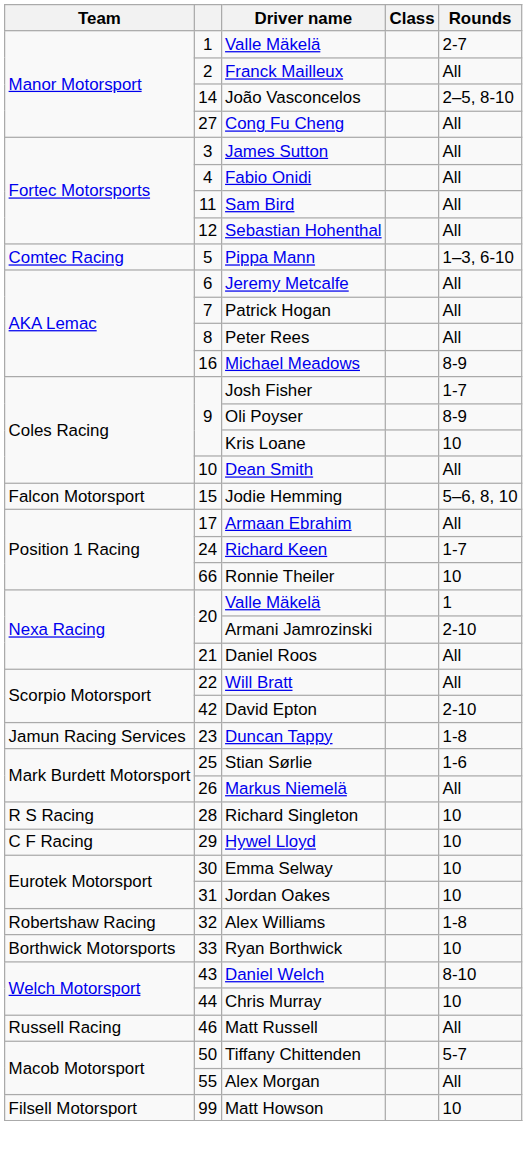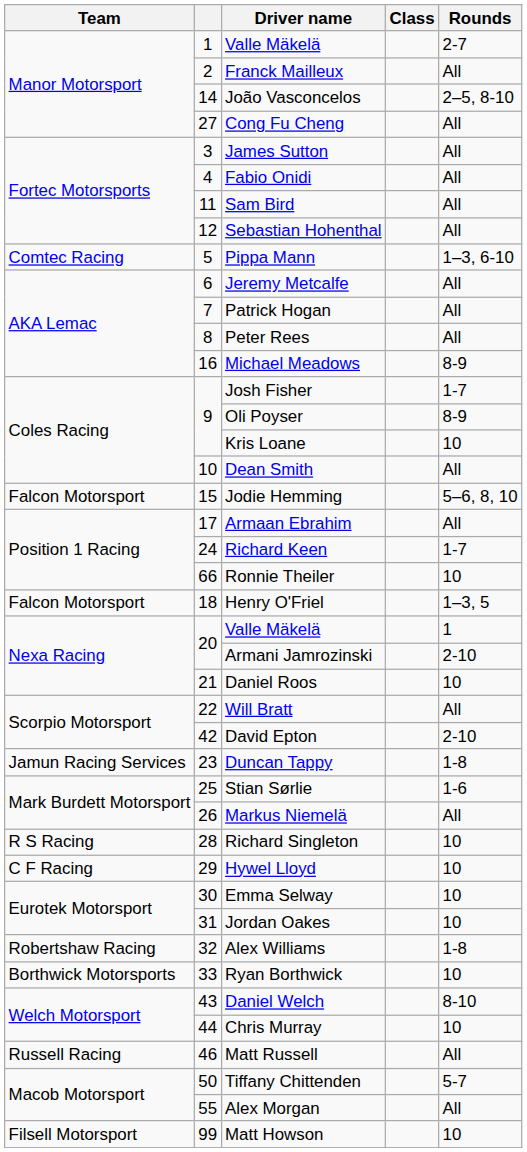+ row: (208, 602)
(452, 655) All -> (452, 682) 10
